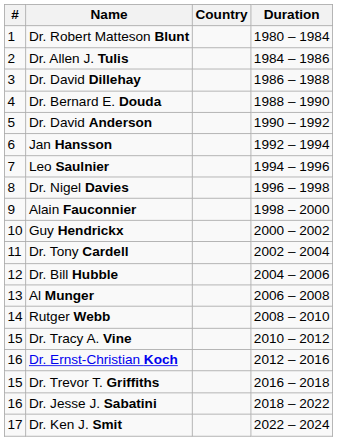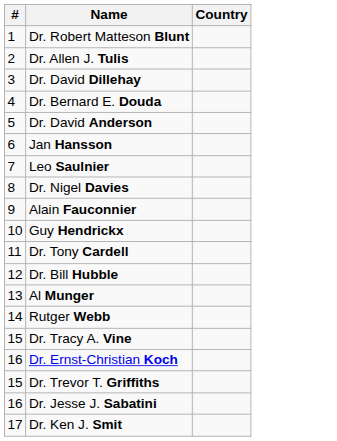- column: (292, 15)
